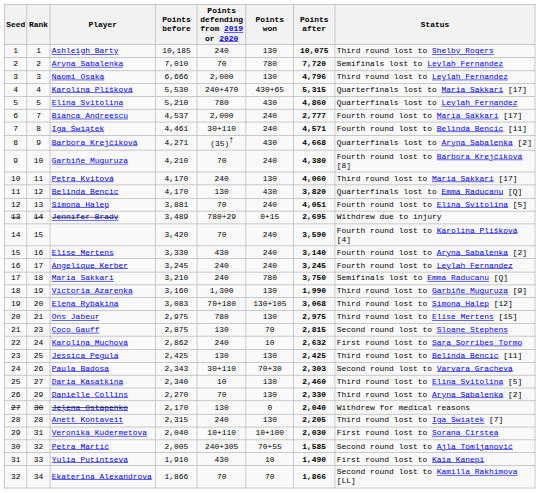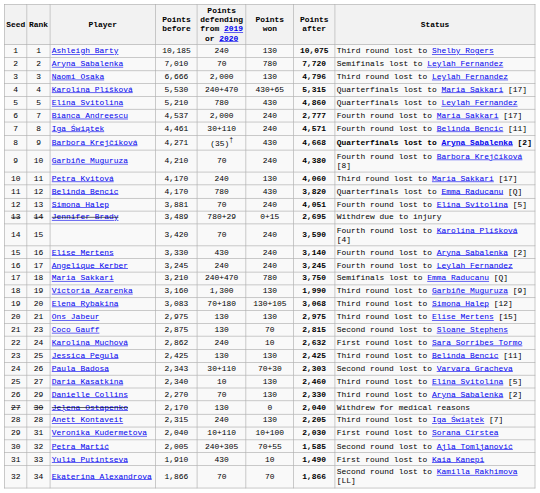(434, 143) normal -> (434, 143) bold
(222, 192) 130 -> (222, 192) 780
(222, 278) 240 -> (222, 278) 240+470
(222, 317) 780 -> (222, 317) 130
